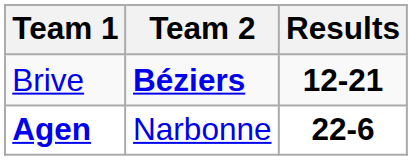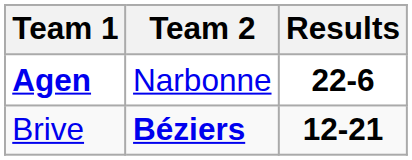rows swapped: (48, 79) <-> (52, 129)
